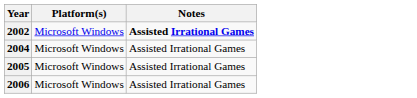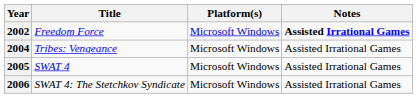+ column: (110, 13)
